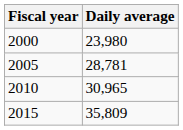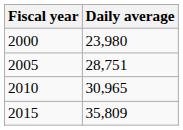(106, 64) 28,781 -> (106, 64) 28,751
